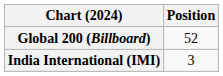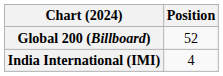(191, 60) 3 -> (191, 60) 4
